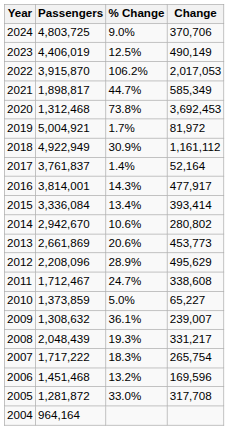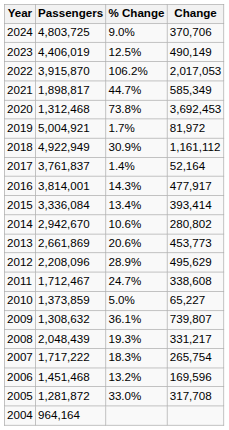(191, 319) 239,007 -> (191, 319) 739,807
